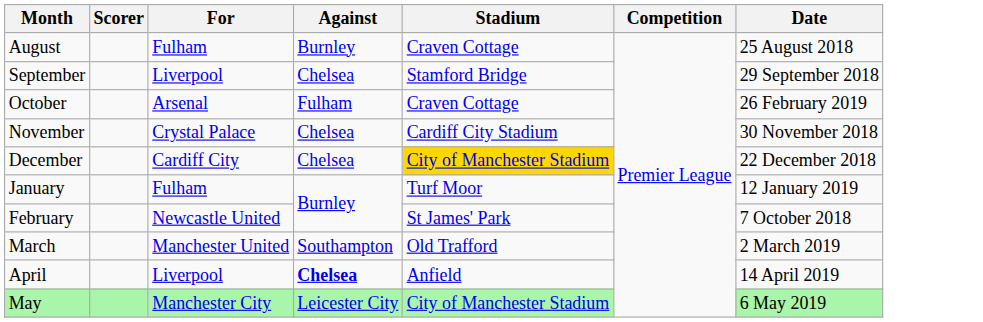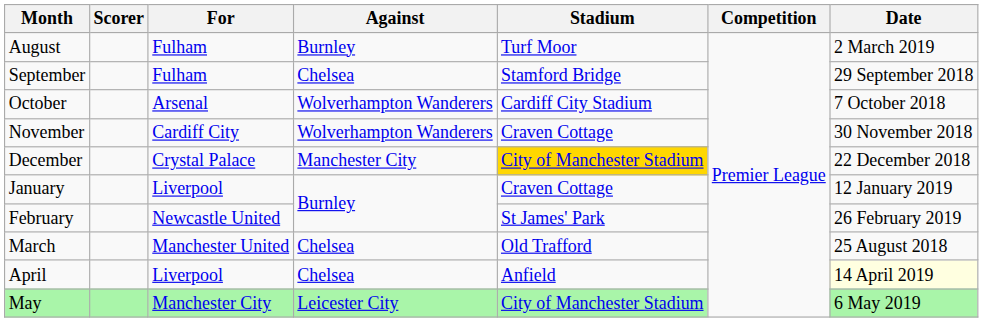(463, 47) Craven Cottage -> (539, 47) Turf Moor
(796, 47) 25 August 2018 -> (884, 47) 2 March 2019
(188, 75) Liverpool -> (180, 75) Fulham
(325, 103) Fulham -> (395, 103) Wolverhampton Wanderers
(463, 103) Craven Cottage -> (576, 103) Cardiff City Stadium
(803, 103) 26 February 2019 -> (890, 103) 7 October 2018
(204, 132) Crystal Palace -> (196, 132) Cardiff City
(326, 132) Chelsea -> (395, 132) Wolverhampton Wanderers
(482, 132) Cardiff City Stadium -> (557, 132) Craven Cottage
(196, 160) Cardiff City -> (204, 160) Crystal Palace
(326, 160) Chelsea -> (357, 160) Manchester City
(180, 189) Fulham -> (188, 189) Liverpool
(444, 189) Turf Moor -> (557, 189) Craven Cottage
(795, 217) 7 October 2018 -> (898, 217) 26 February 2019
(345, 246) Southampton -> (326, 246) Chelsea
(790, 246) 2 March 2019 -> (891, 246) 25 August 2018
(327, 274) bold -> (326, 274) normal
(789, 274) no background -> (884, 274) lightyellow background
